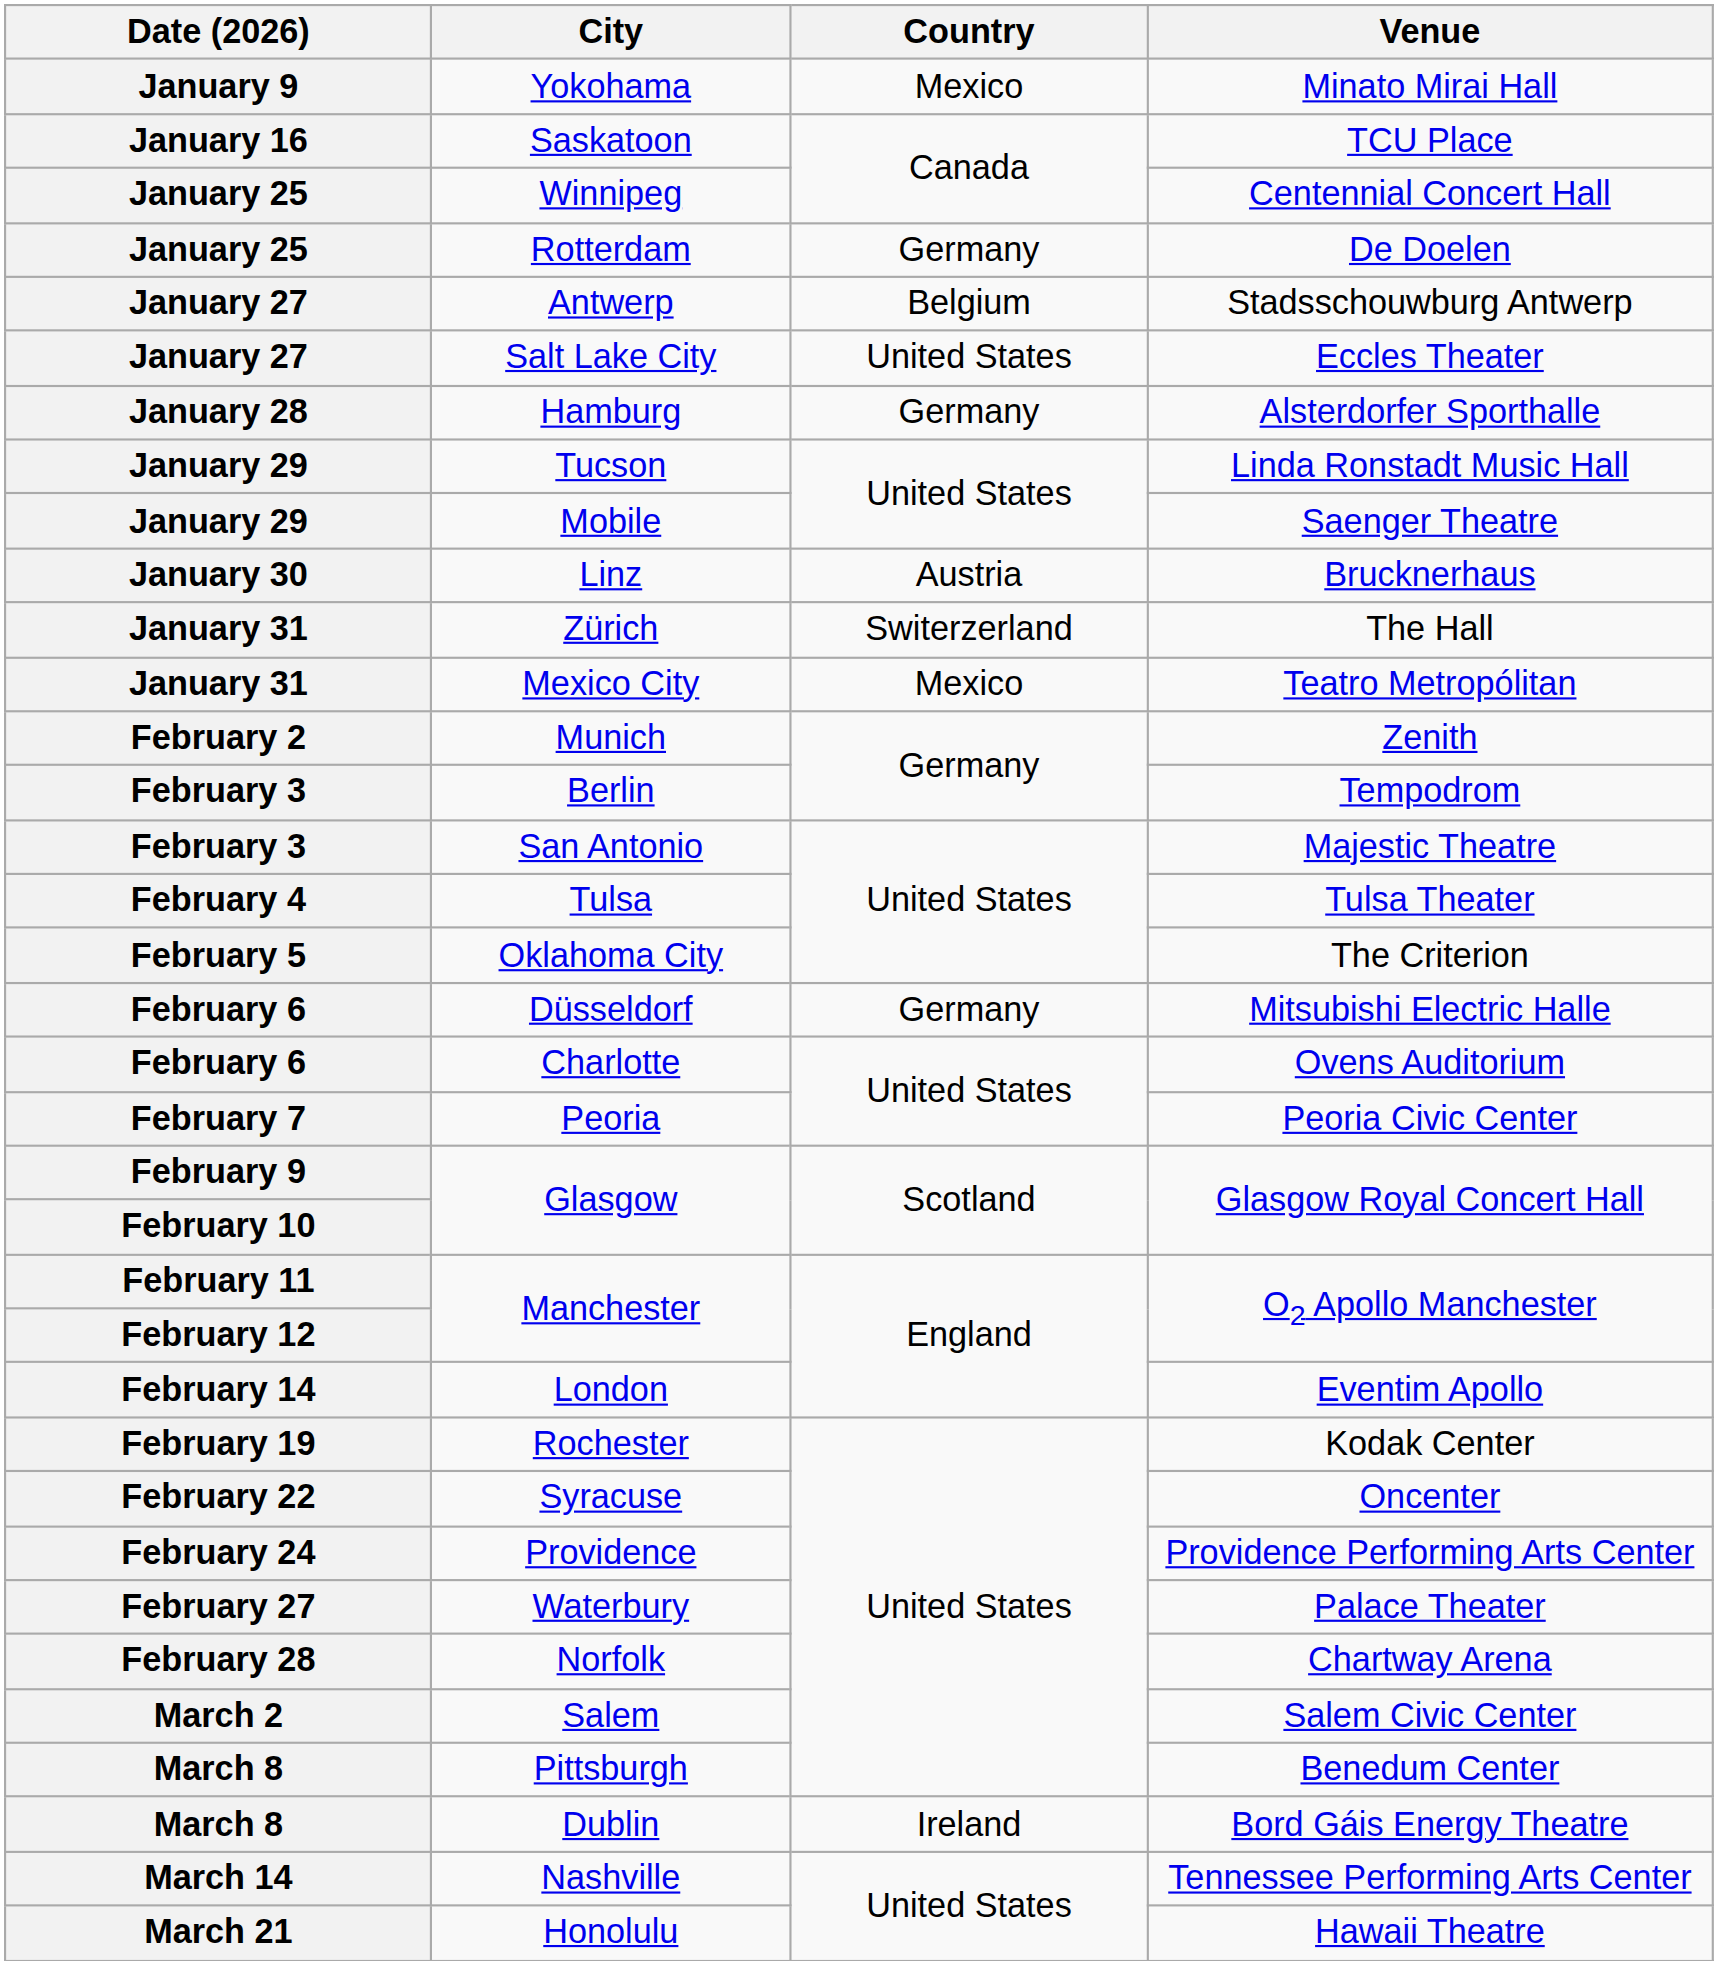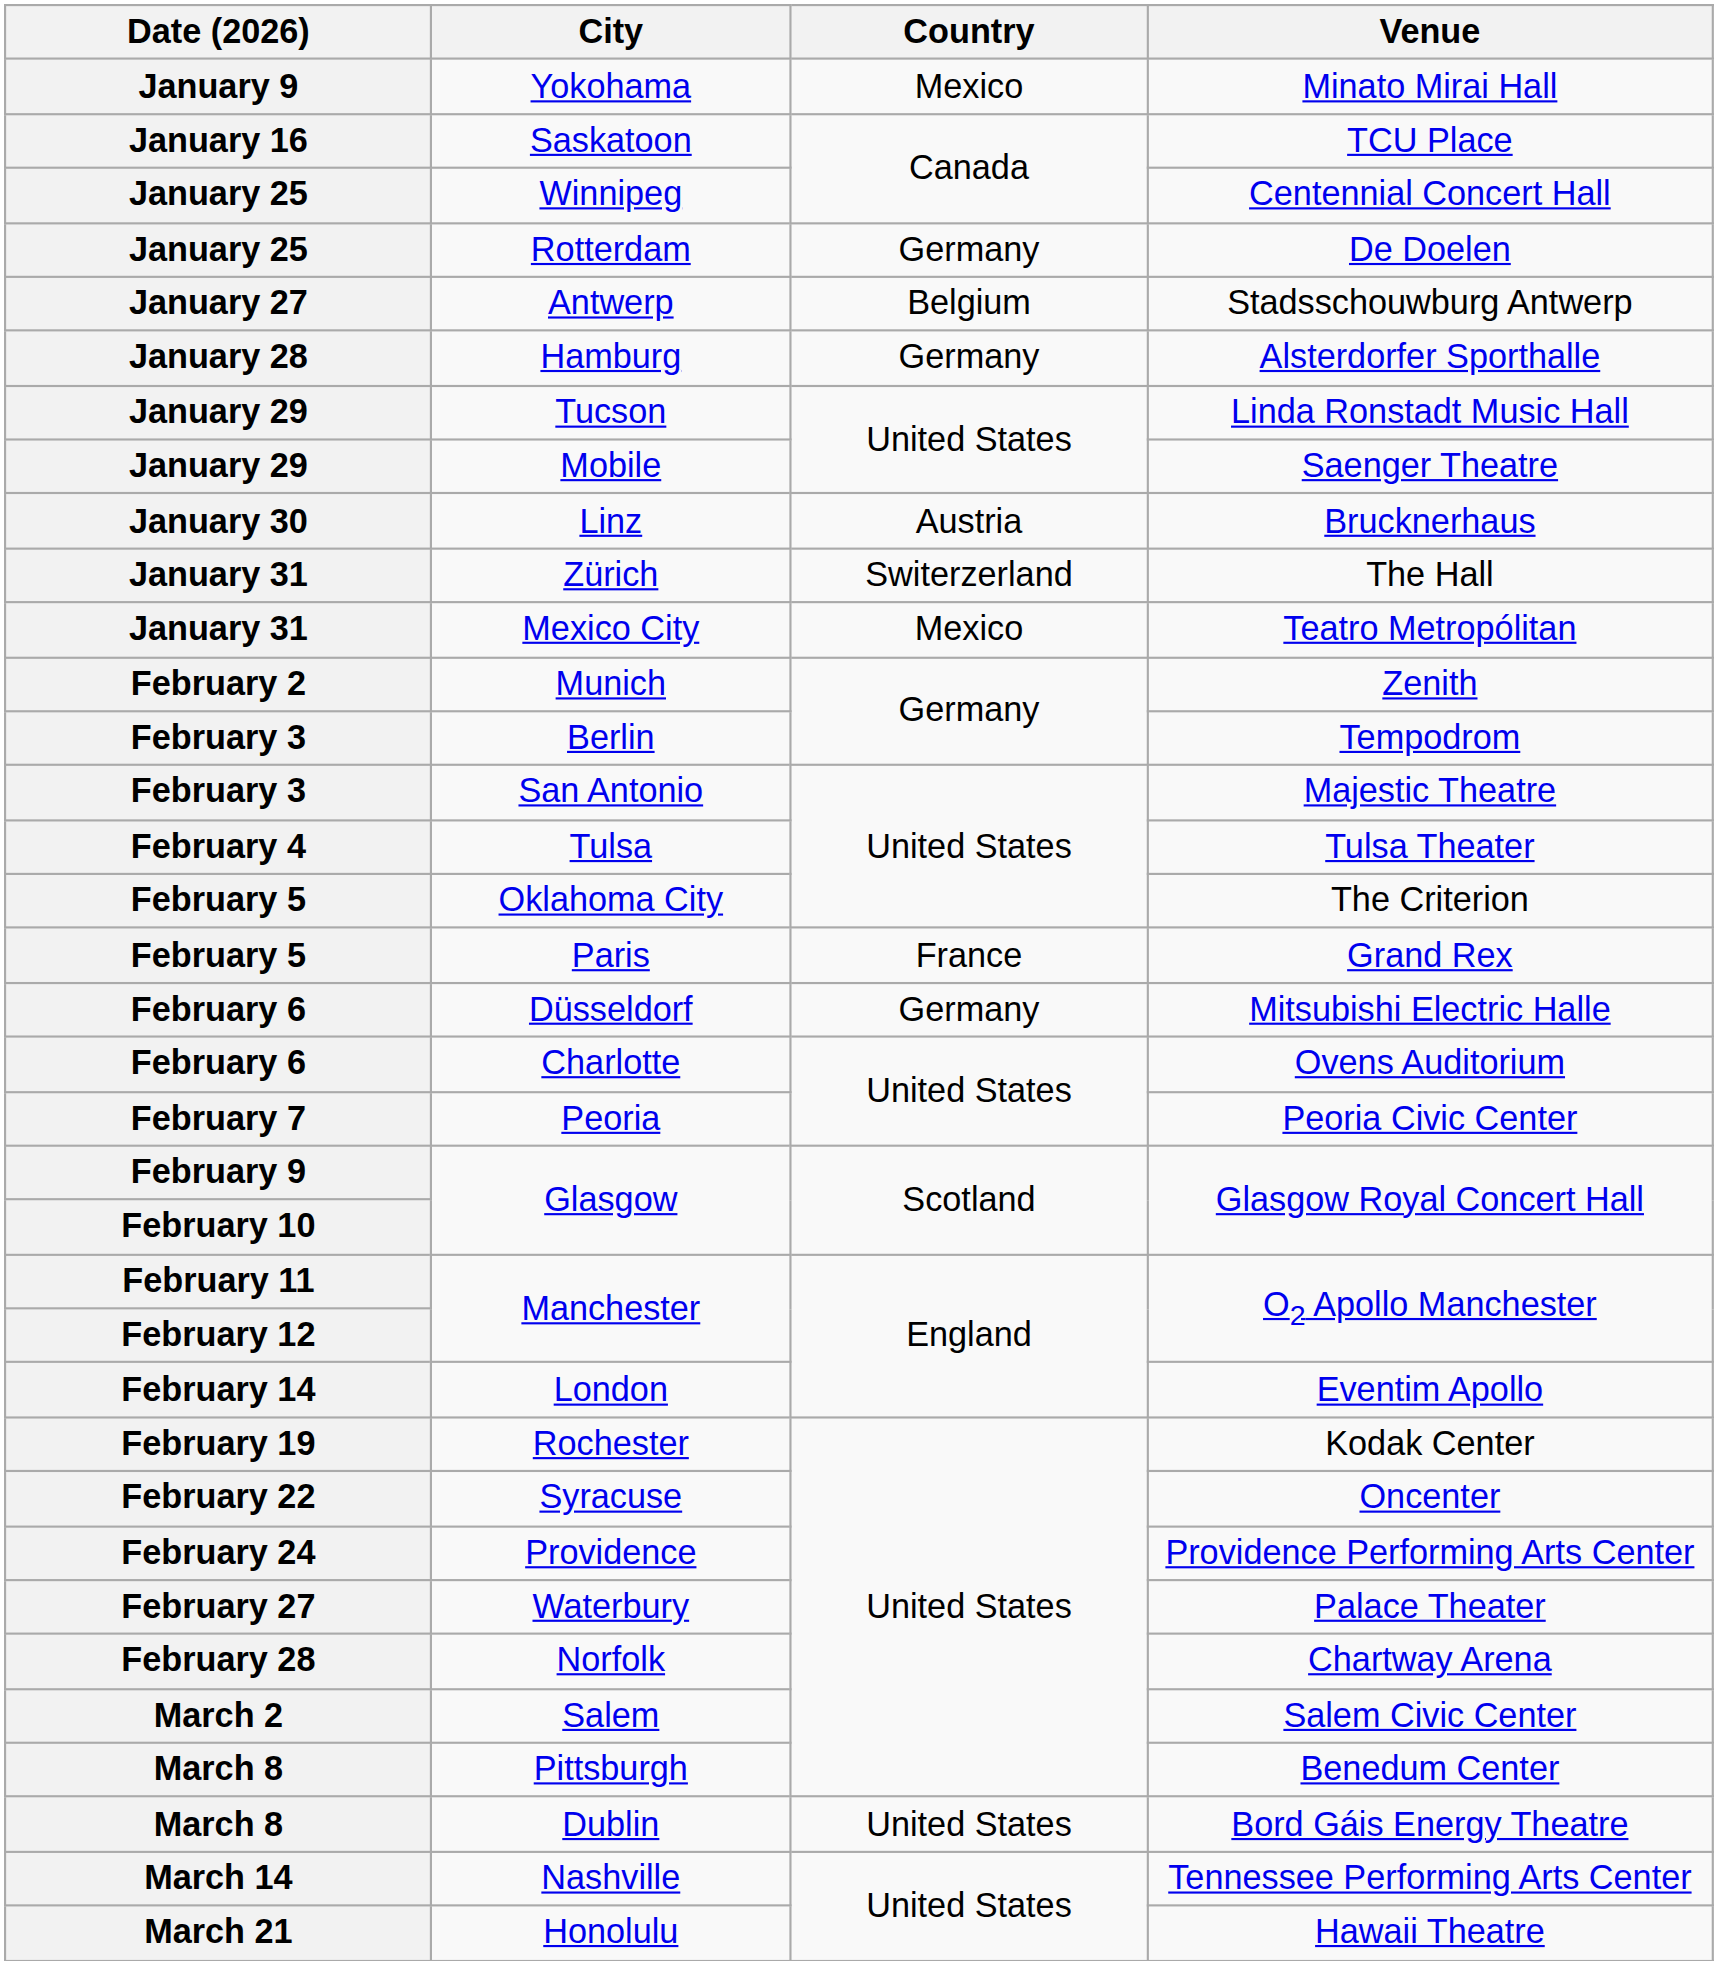- row: (611, 357)
+ row: (611, 954)
(969, 1823) Ireland -> (969, 1823) United States
